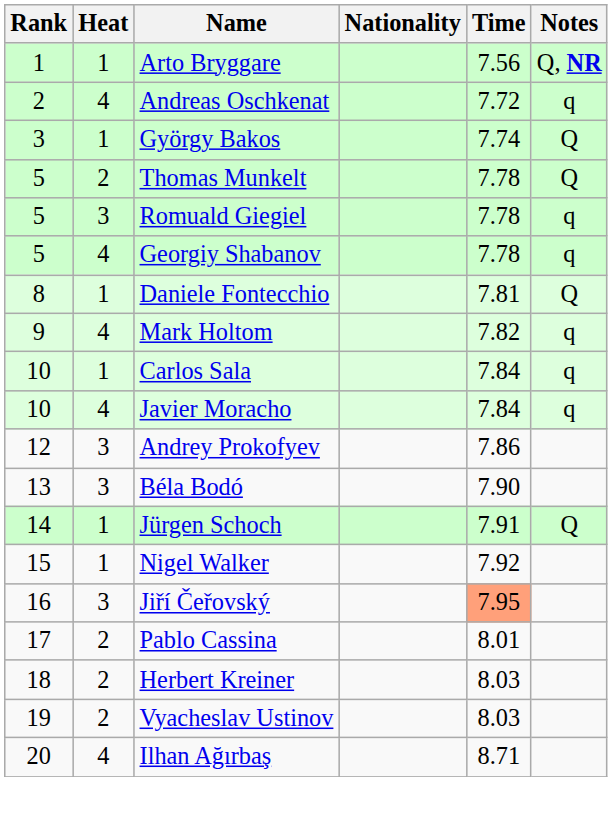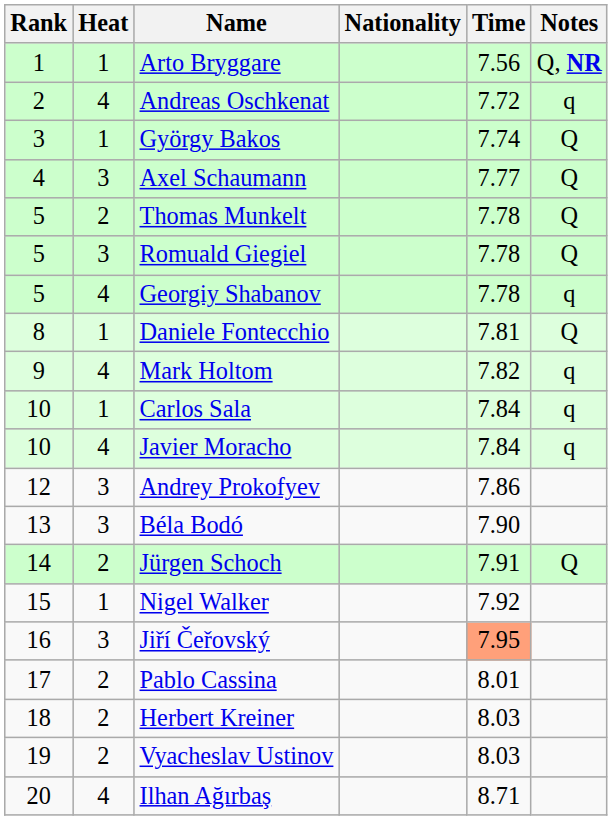+ row: (223, 178)
(569, 216) q -> (569, 255) Q
(103, 525) 1 -> (103, 563) 2
